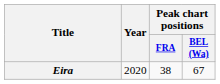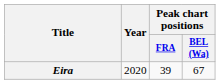(166, 70) 38 -> (166, 70) 39
